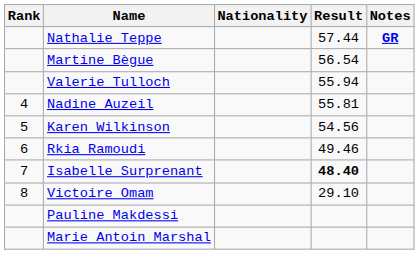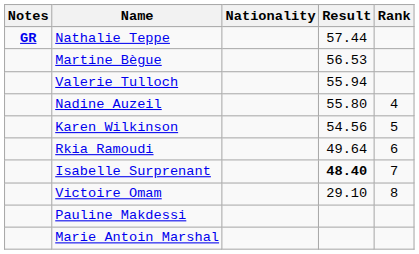columns swapped: (24, 16) <-> (390, 16)
(339, 60) 56.54 -> (347, 60) 56.53
(339, 105) 55.81 -> (347, 105) 55.80
(339, 149) 49.46 -> (347, 149) 49.64
